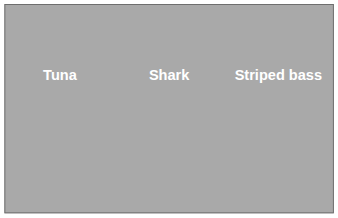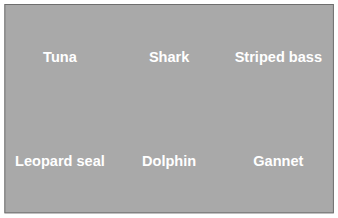+ row: (60, 161)
